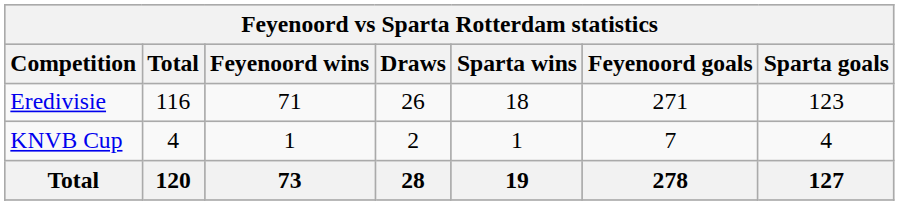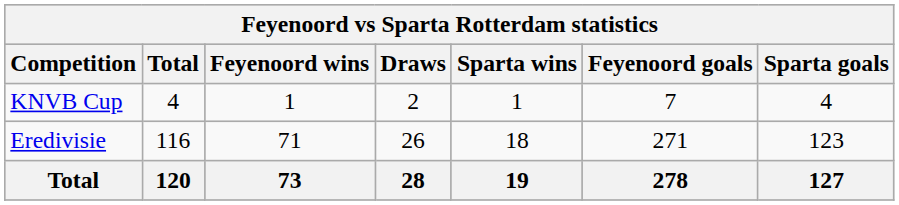rows swapped: (58, 102) <-> (66, 141)
